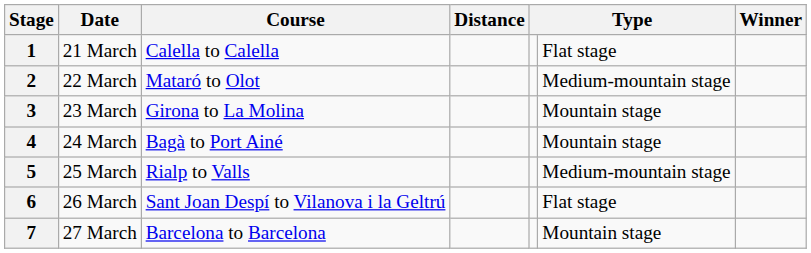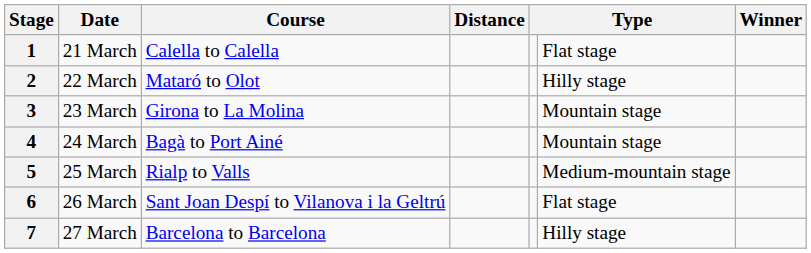(636, 80) Medium-mountain stage -> (584, 80) Hilly stage
(602, 232) Mountain stage -> (584, 232) Hilly stage
